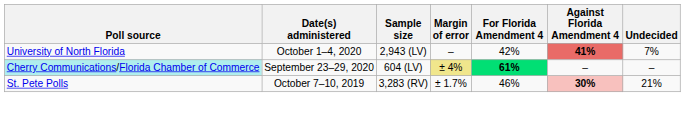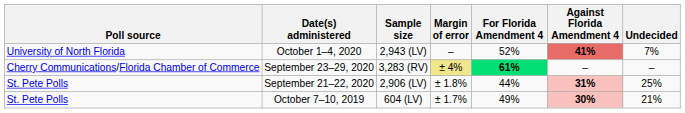(509, 52) 42% -> (509, 52) 52%
(133, 68) paleturquoise background -> (133, 68) no background
(403, 68) 604 (LV) -> (403, 68) 3,283 (RV)
+ row: (319, 84)
(403, 84) 3,283 (RV) -> (403, 100) 604 (LV)
(509, 84) 46% -> (509, 100) 49%
